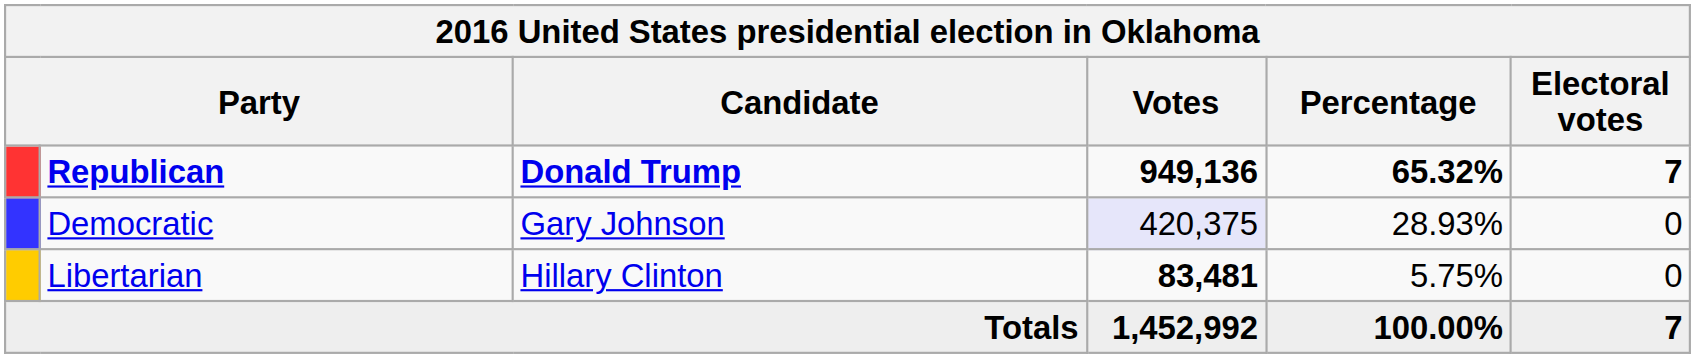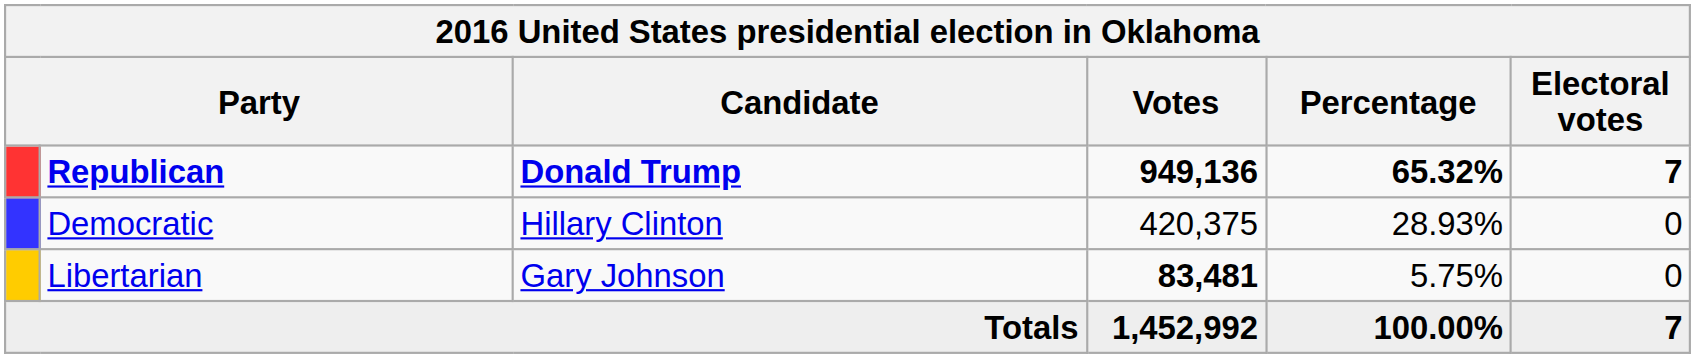(623, 224) Gary Johnson -> (622, 224) Hillary Clinton
(1199, 224) lavender background -> (1199, 224) no background
(622, 276) Hillary Clinton -> (623, 276) Gary Johnson
